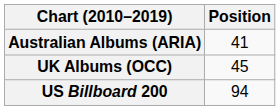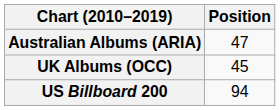(240, 42) 41 -> (240, 42) 47
